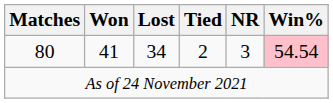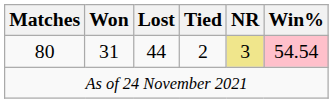(109, 51) 41 -> (109, 51) 31
(156, 51) 34 -> (156, 51) 44
(245, 51) no background -> (245, 51) khaki background
